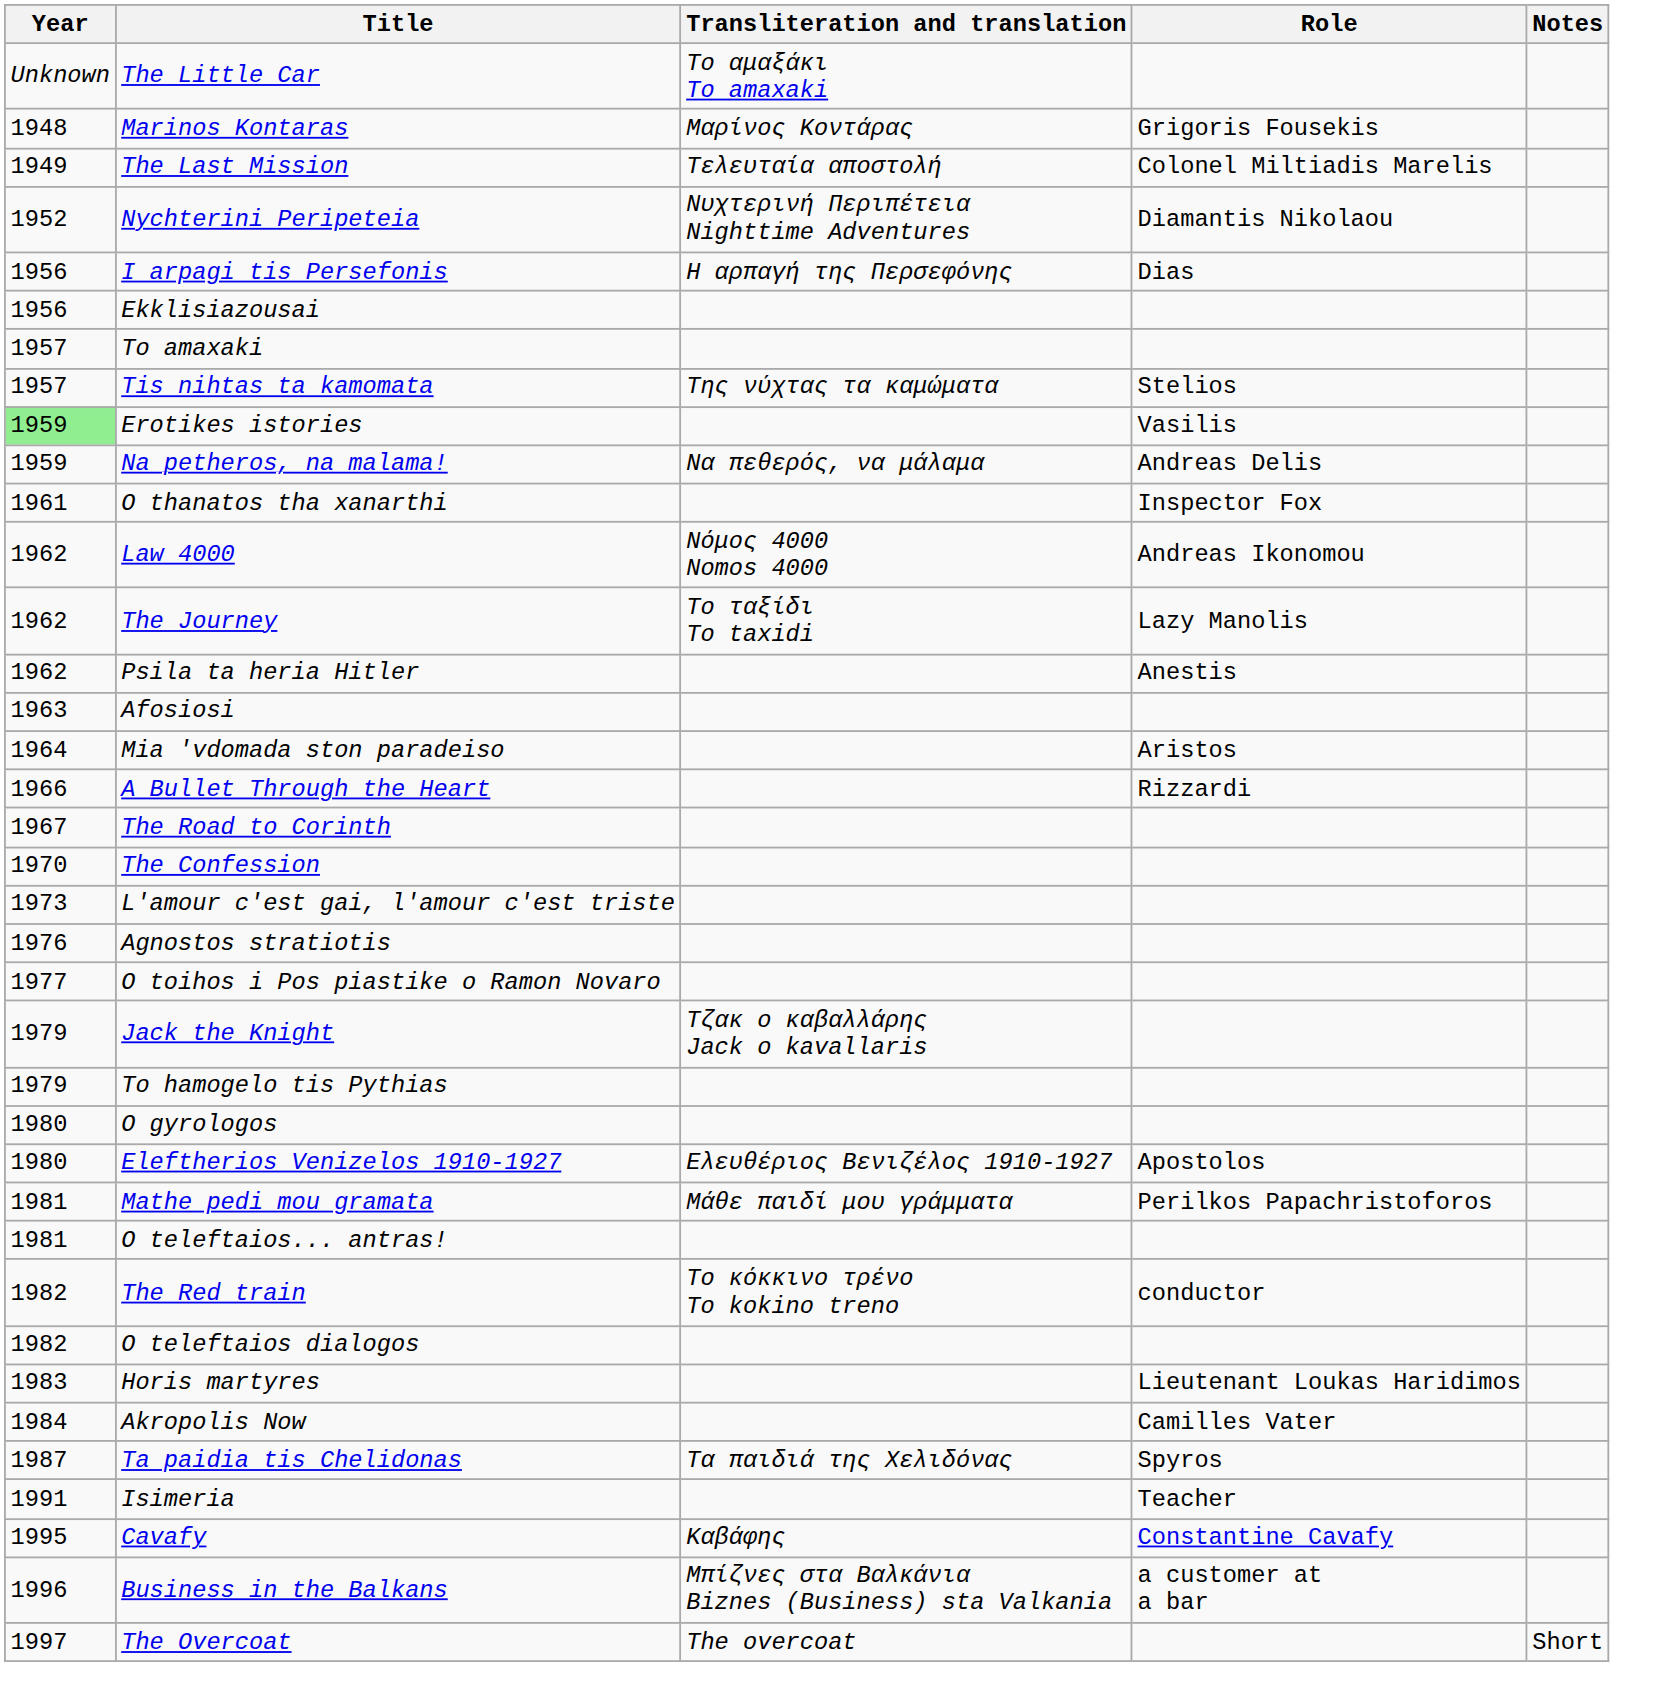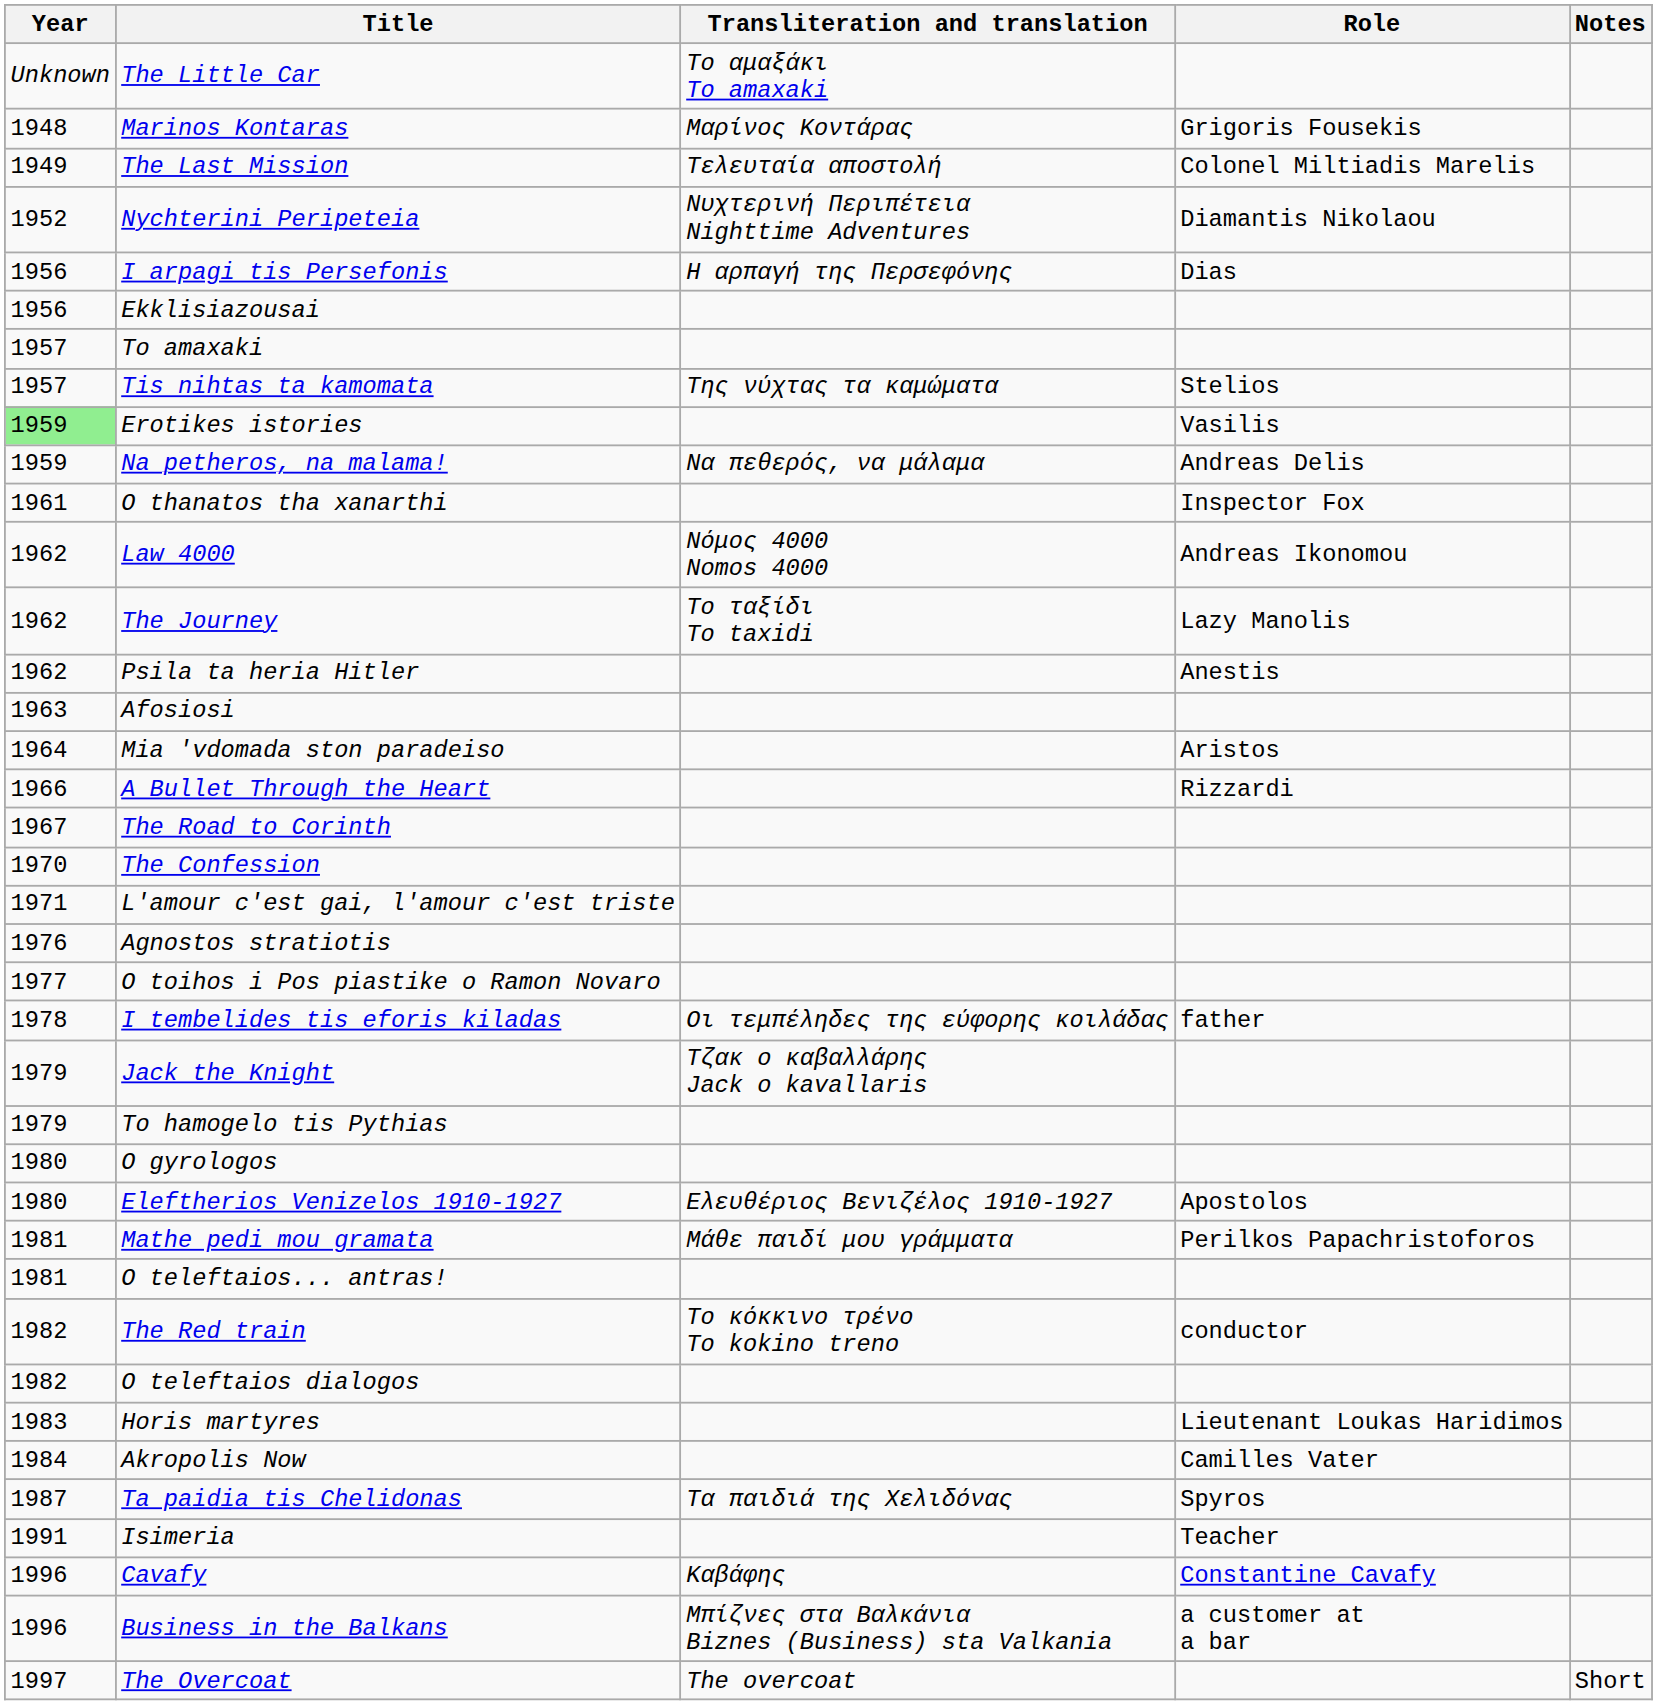(39, 905) 1973 -> (39, 905) 1971
+ row: (341, 1020)
(39, 1538) 1995 -> (39, 1576) 1996
